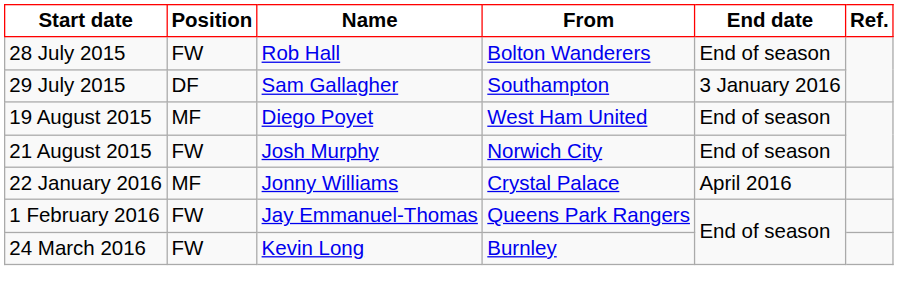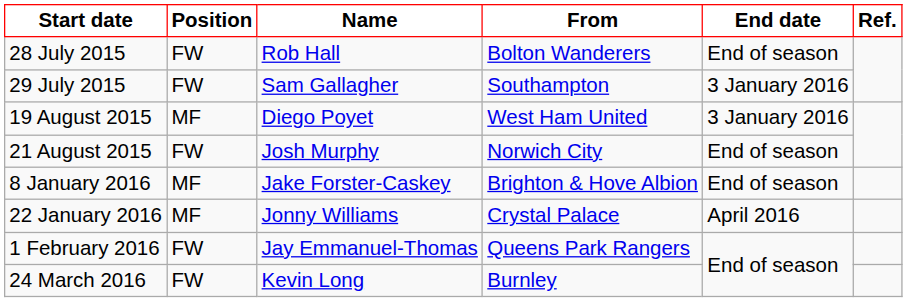(185, 85) DF -> (187, 85) FW
(765, 118) End of season -> (778, 118) 3 January 2016
+ row: (80, 183)
